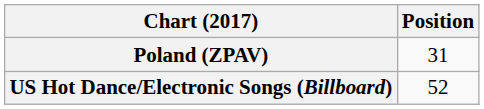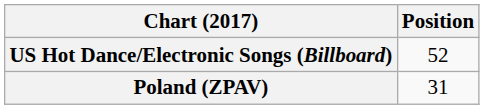rows swapped: (201, 54) <-> (201, 87)
